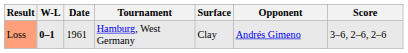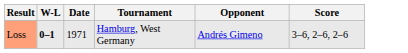- column: (214, 12)
(77, 34) 1961 -> (77, 34) 1971
